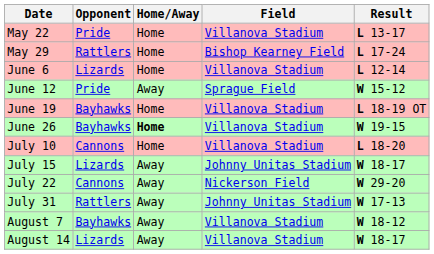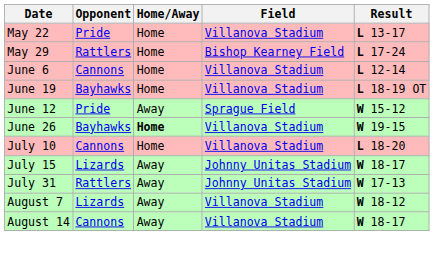(100, 70) Lizards -> (100, 70) Cannons
rows swapped: (32, 89) <-> (32, 108)
- row: (32, 184)
(103, 221) Bayhawks -> (100, 202) Lizards
(100, 240) Lizards -> (100, 221) Cannons
